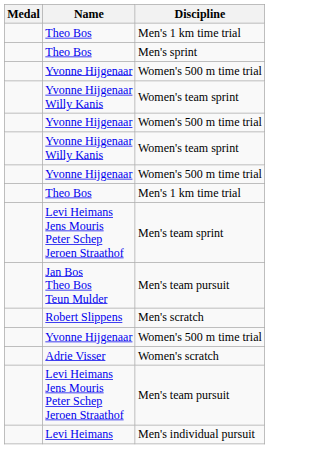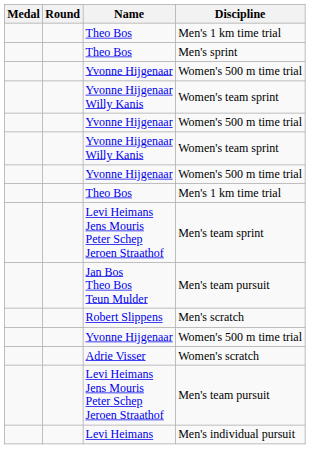+ column: (63, 14)
